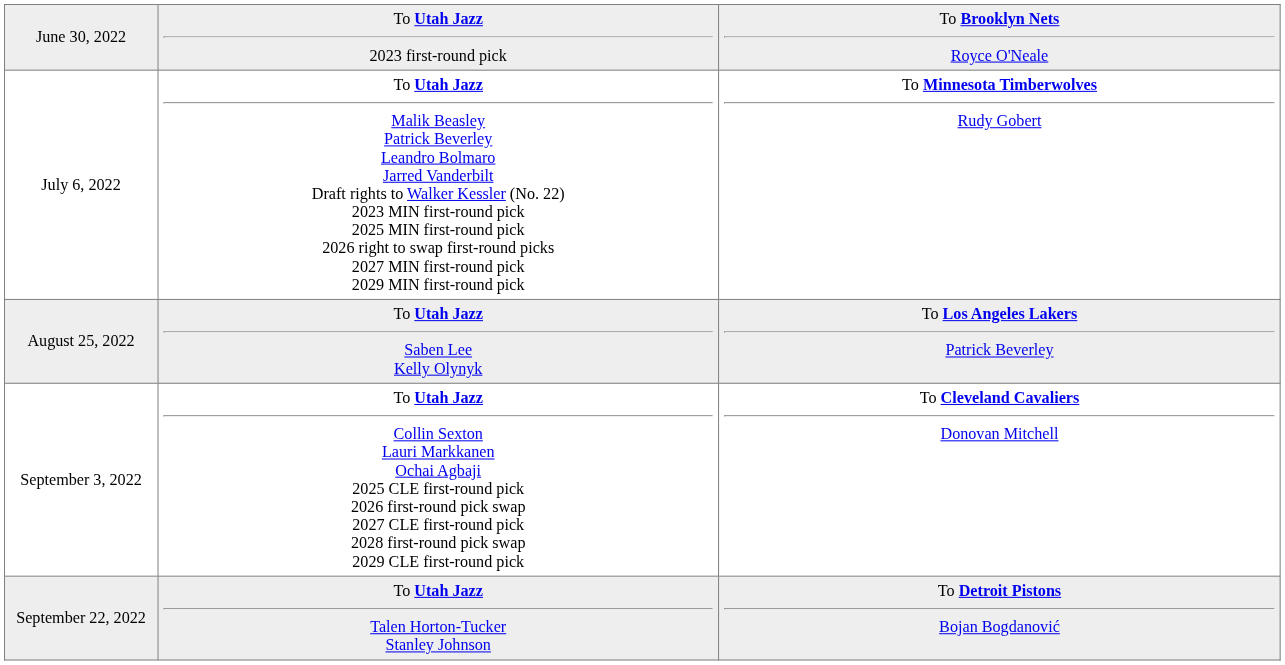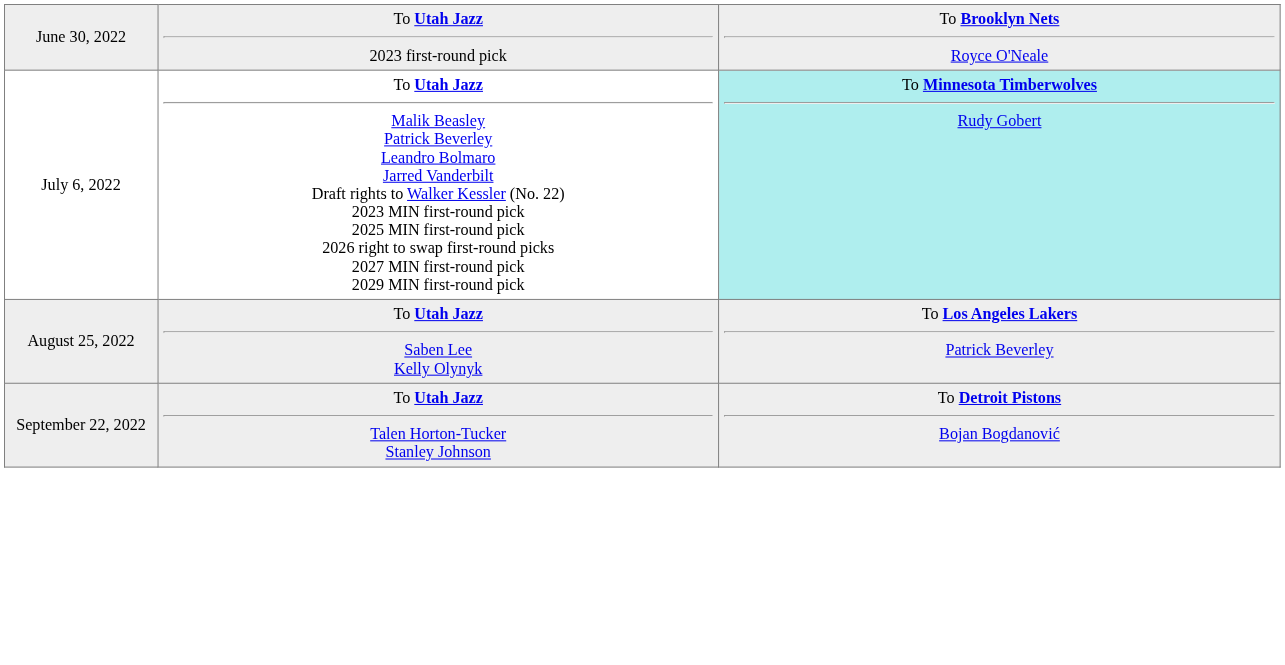(999, 102) no background -> (999, 102) paleturquoise background
- row: (81, 479)
